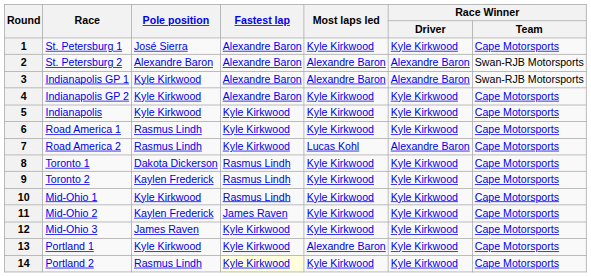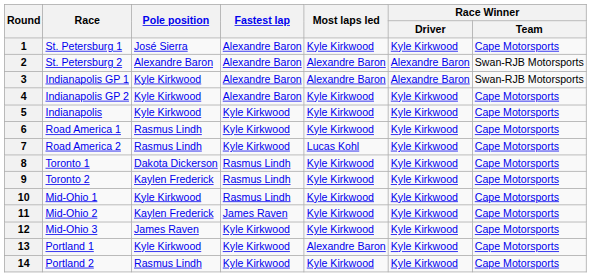(430, 146) Alexandre Baron -> (424, 146) Kyle Kirkwood
(256, 263) lightyellow background -> (256, 263) no background
